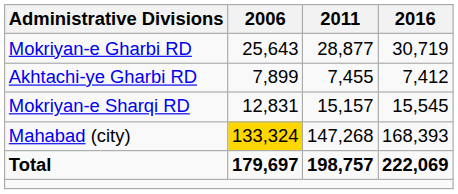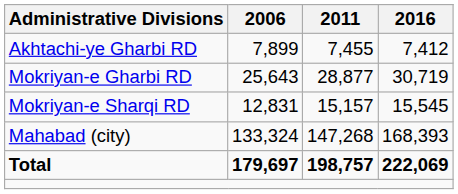rows swapped: (103, 77) <-> (100, 48)
(265, 135) gold background -> (265, 135) no background
